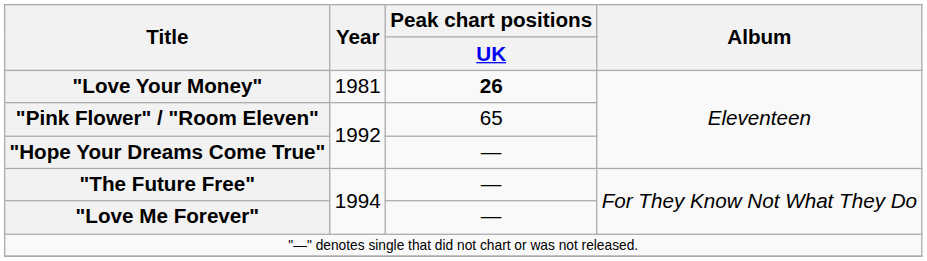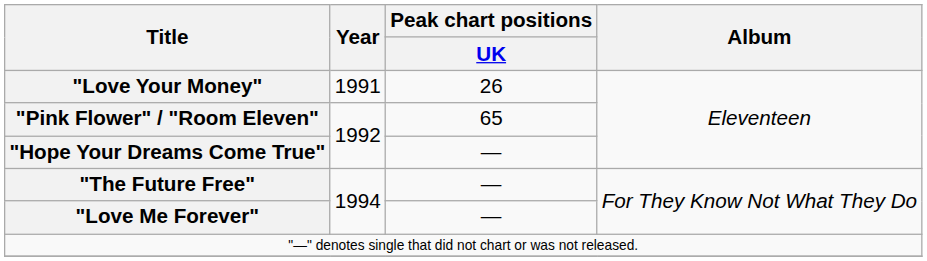(358, 86) 1981 -> (358, 86) 1991
(491, 86) bold -> (491, 86) normal
